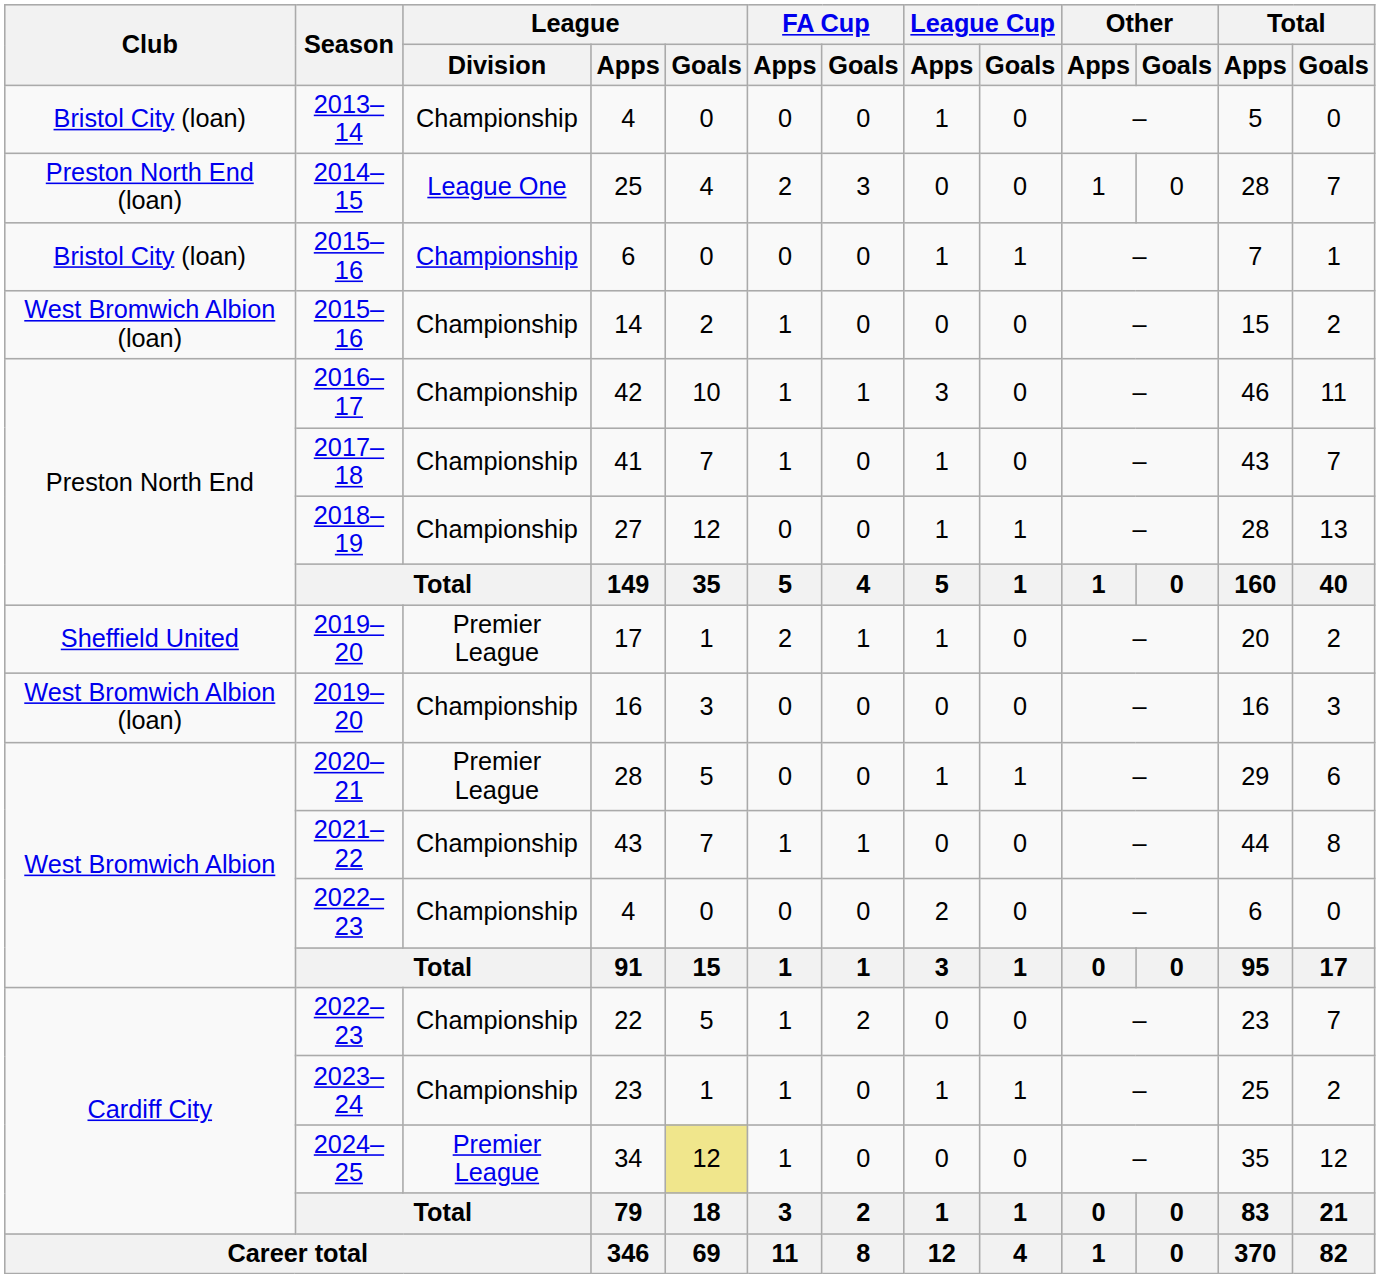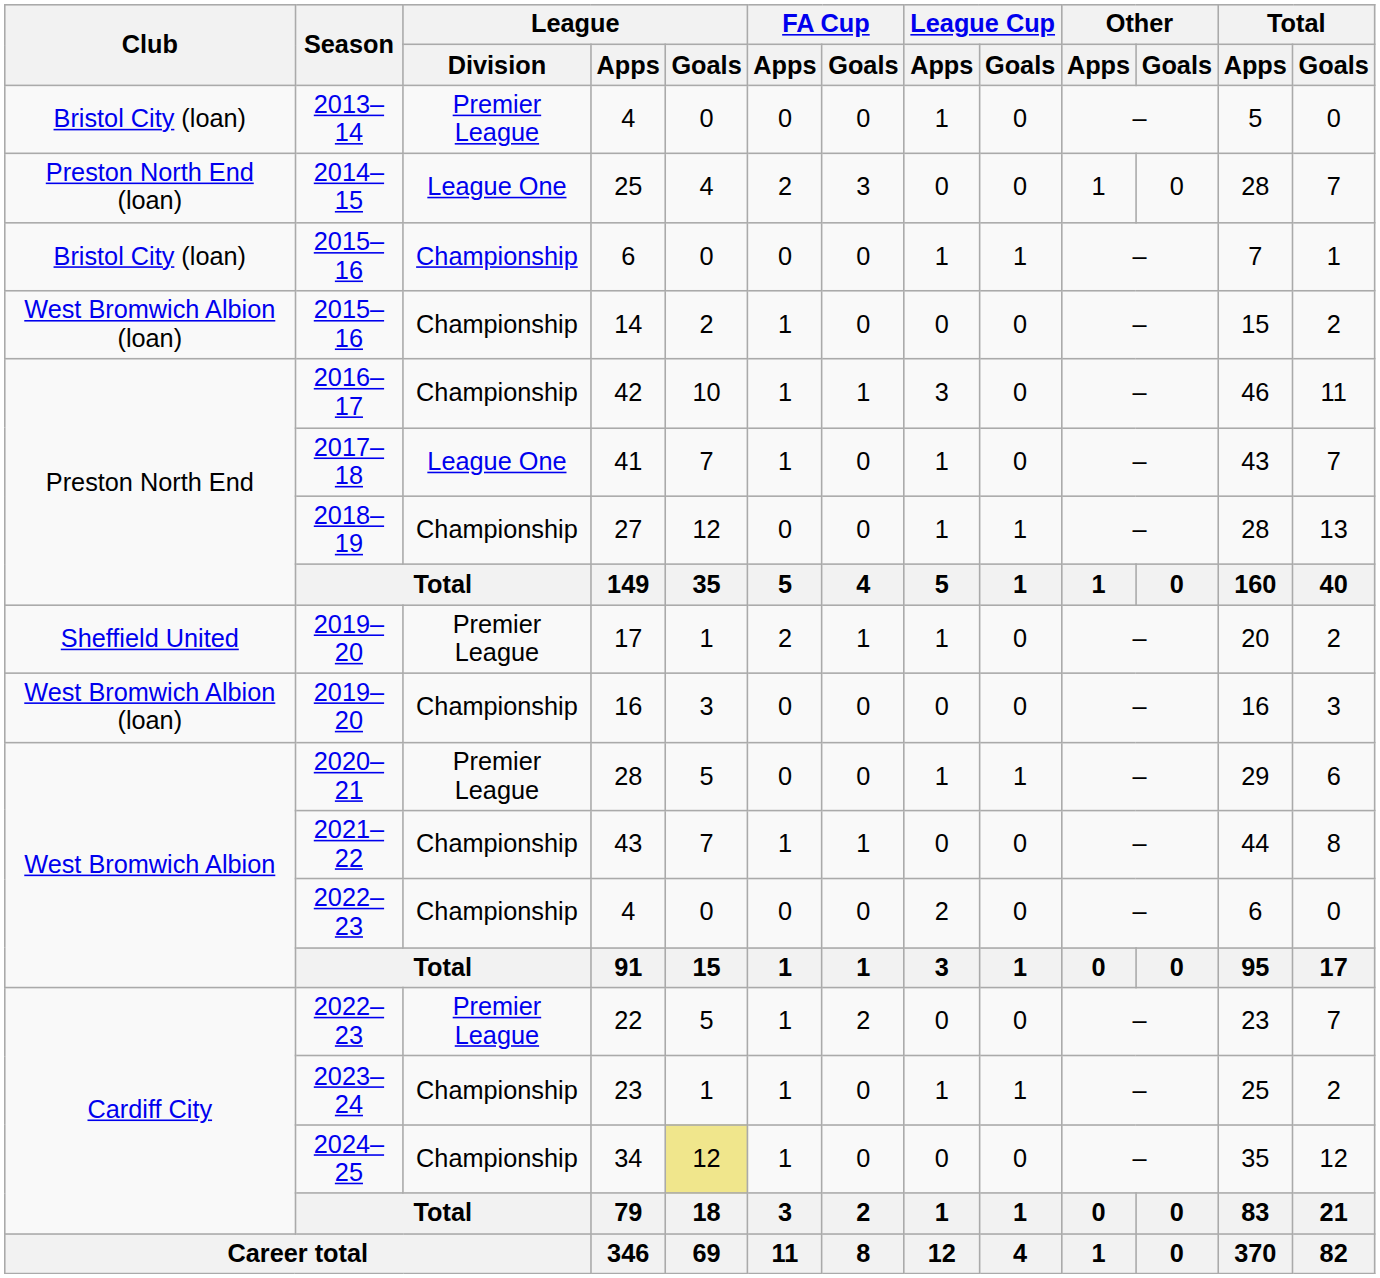(497, 118) Championship -> (497, 118) Premier League
(497, 461) Championship -> (497, 461) League One
(497, 1021) Championship -> (497, 1021) Premier League
(497, 1158) Premier League -> (497, 1158) Championship
